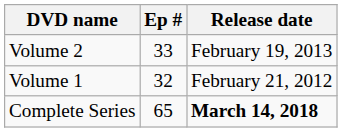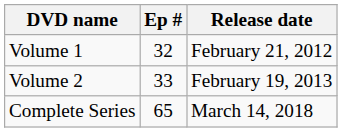rows swapped: (46, 80) <-> (46, 50)
(255, 111) bold -> (252, 111) normal
